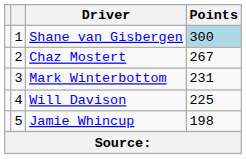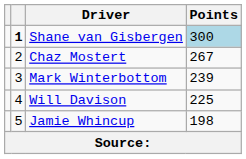(19, 37) normal -> (19, 37) bold
(202, 79) 231 -> (202, 79) 239
